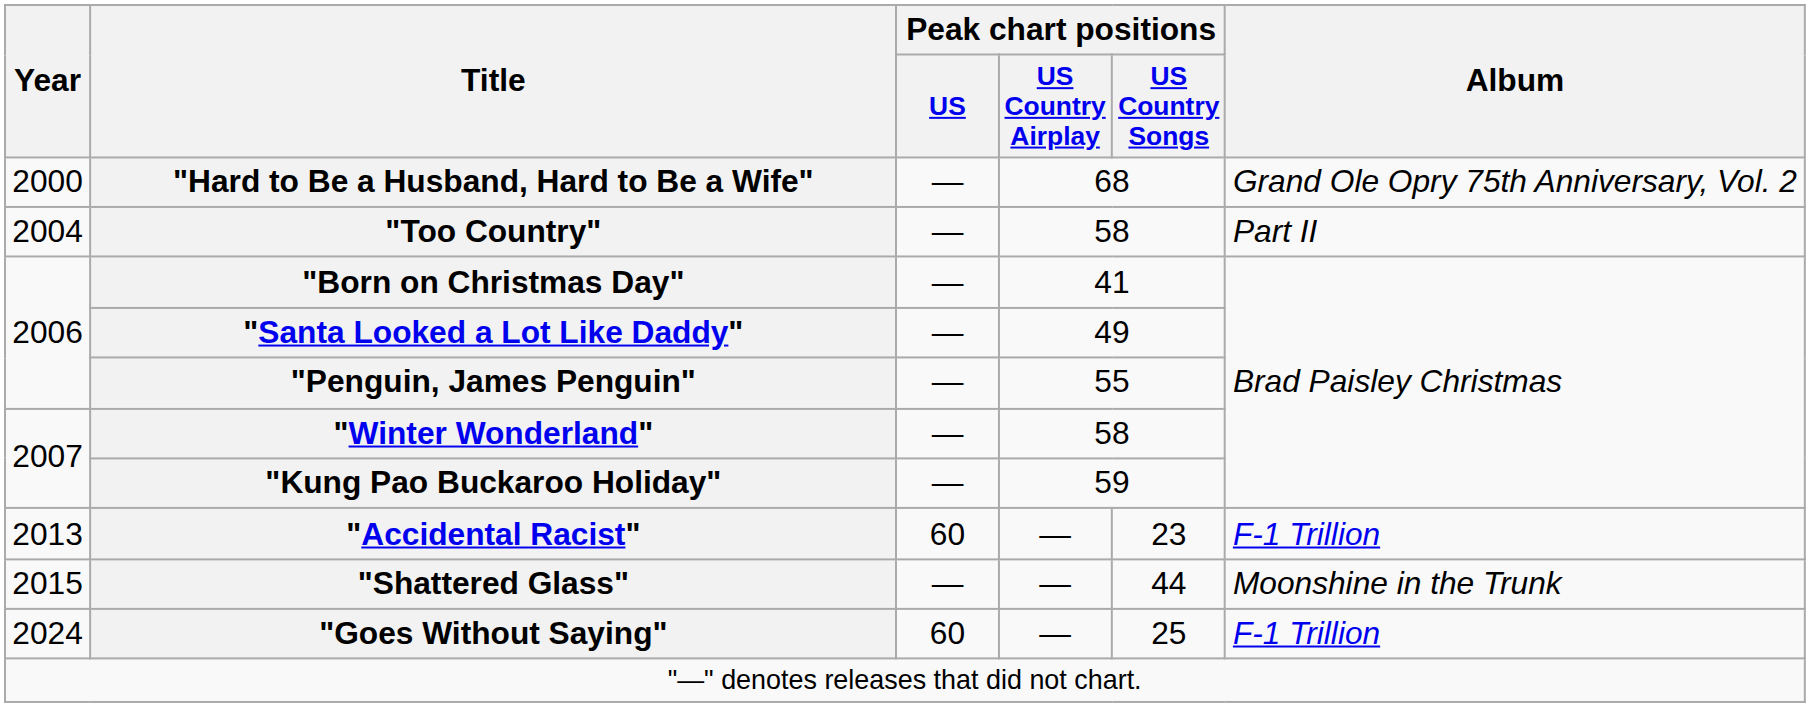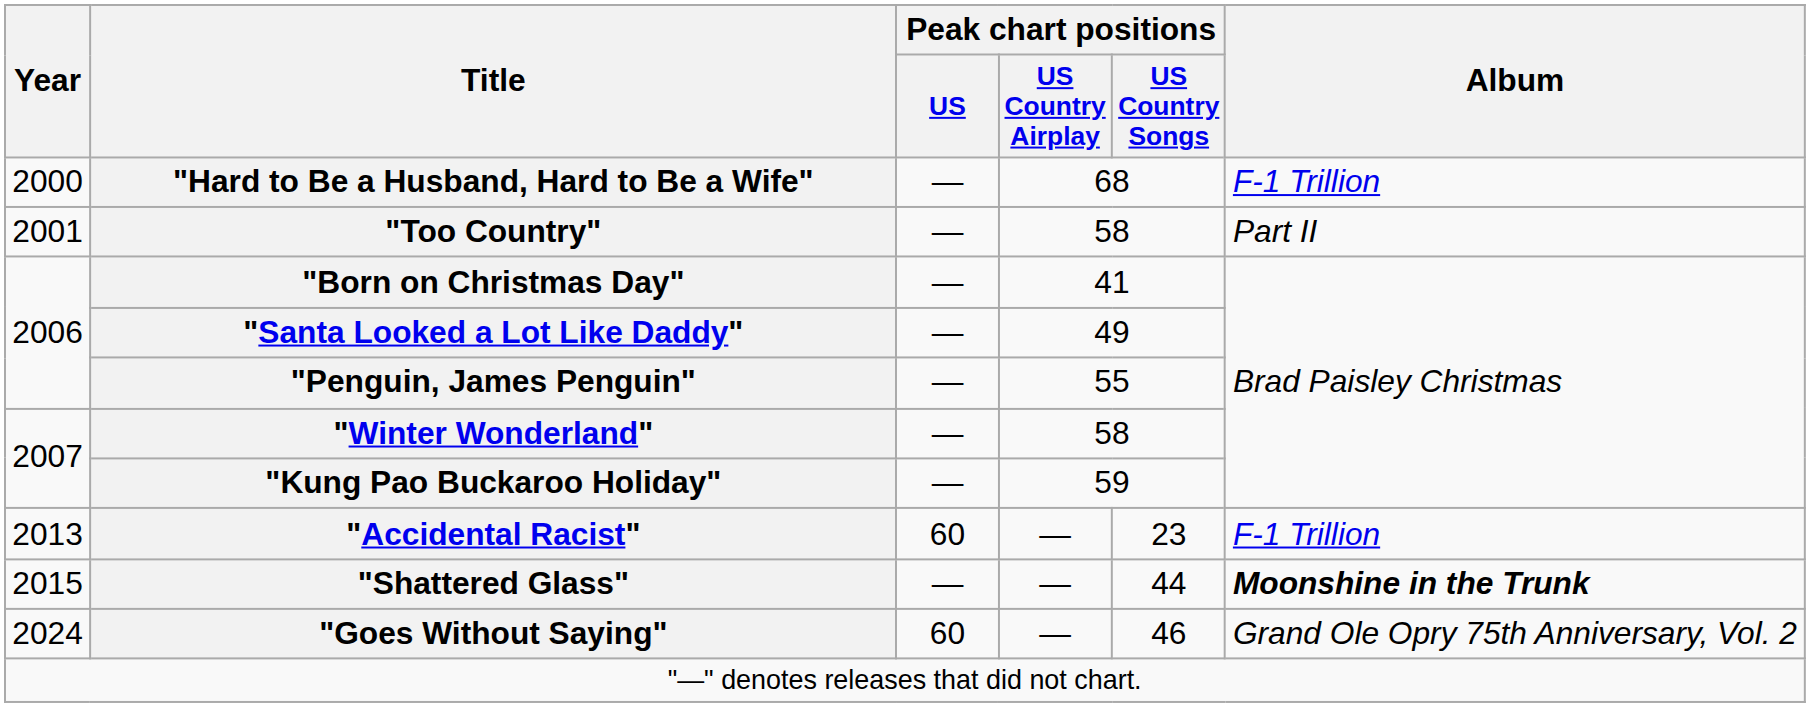(1515, 181) Grand Ole Opry 75th Anniversary, Vol. 2 -> (1307, 181) F-1 Trillion
(48, 231) 2004 -> (48, 231) 2001
(1397, 583) normal -> (1411, 583) bold
(1169, 633) 25 -> (1169, 633) 46
(1307, 633) F-1 Trillion -> (1515, 633) Grand Ole Opry 75th Anniversary, Vol. 2
